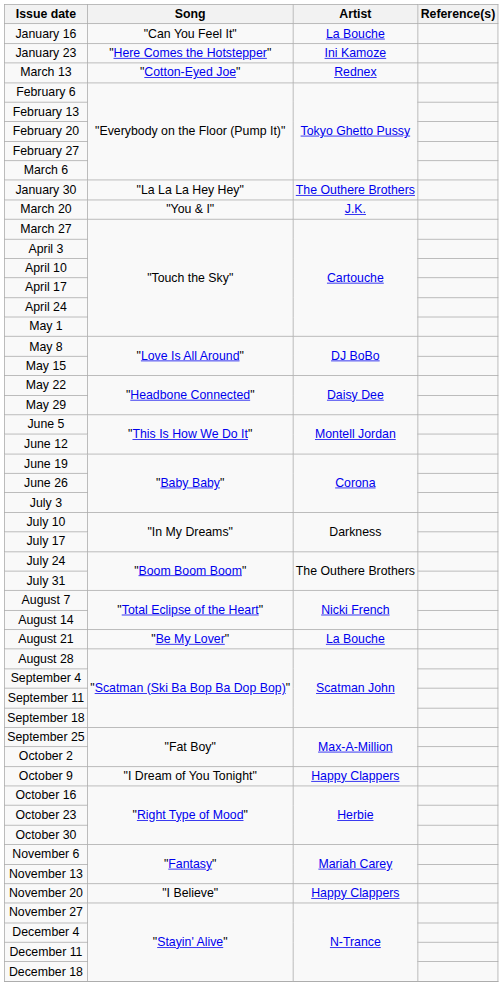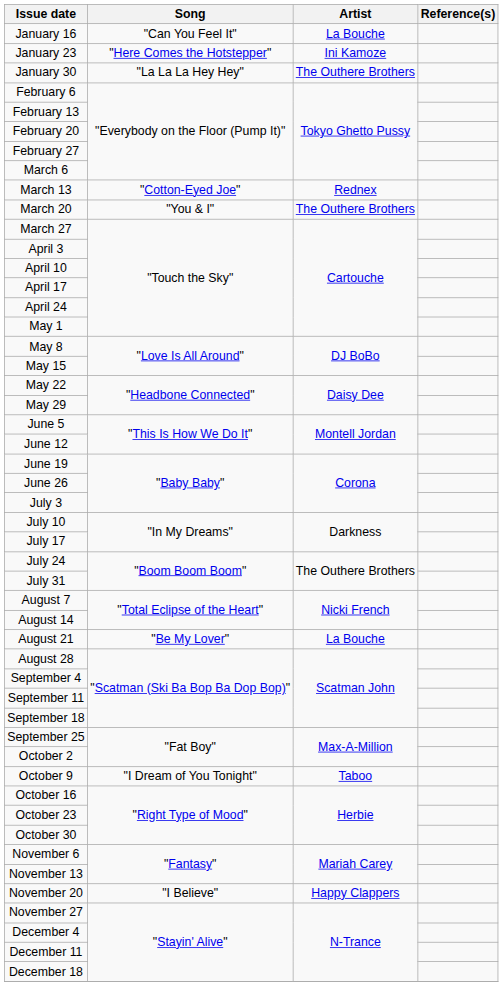rows swapped: (46, 190) <-> (46, 72)
(355, 209) J.K. -> (355, 209) The Outhere Brothers
(355, 776) Happy Clappers -> (355, 776) Taboo
